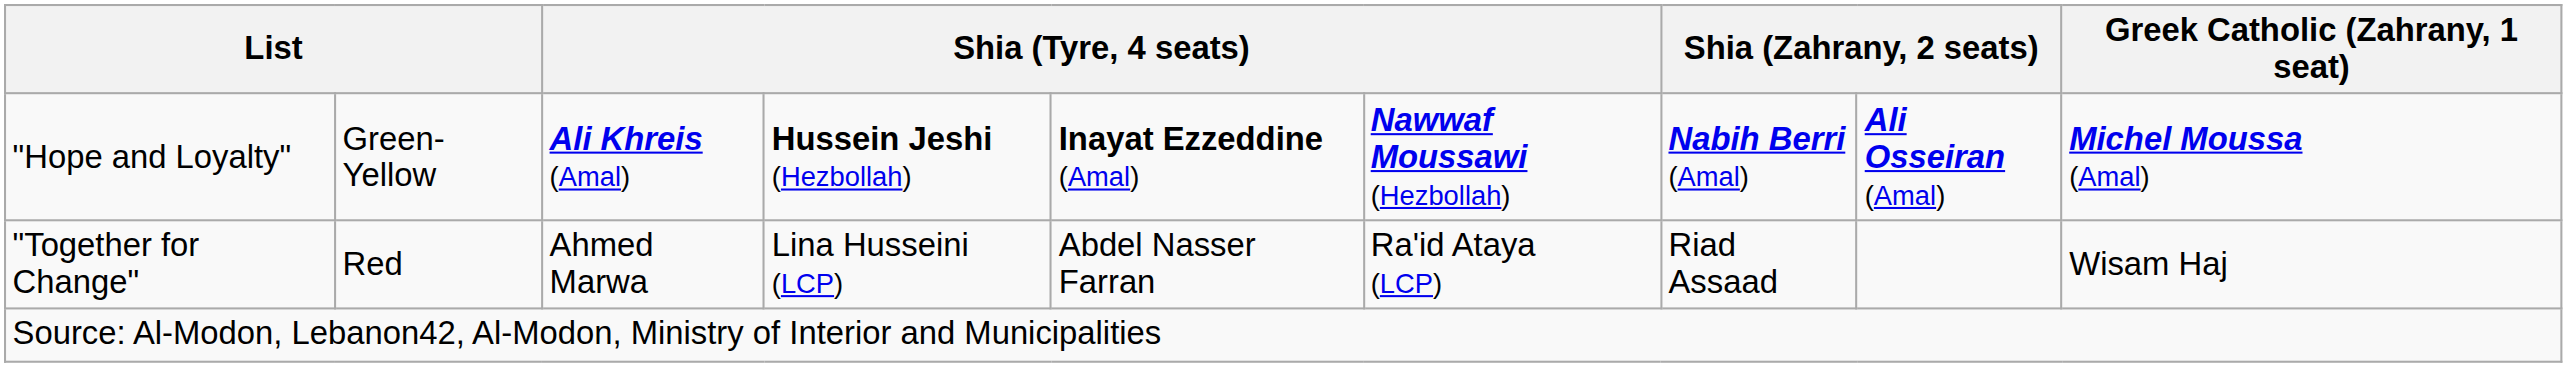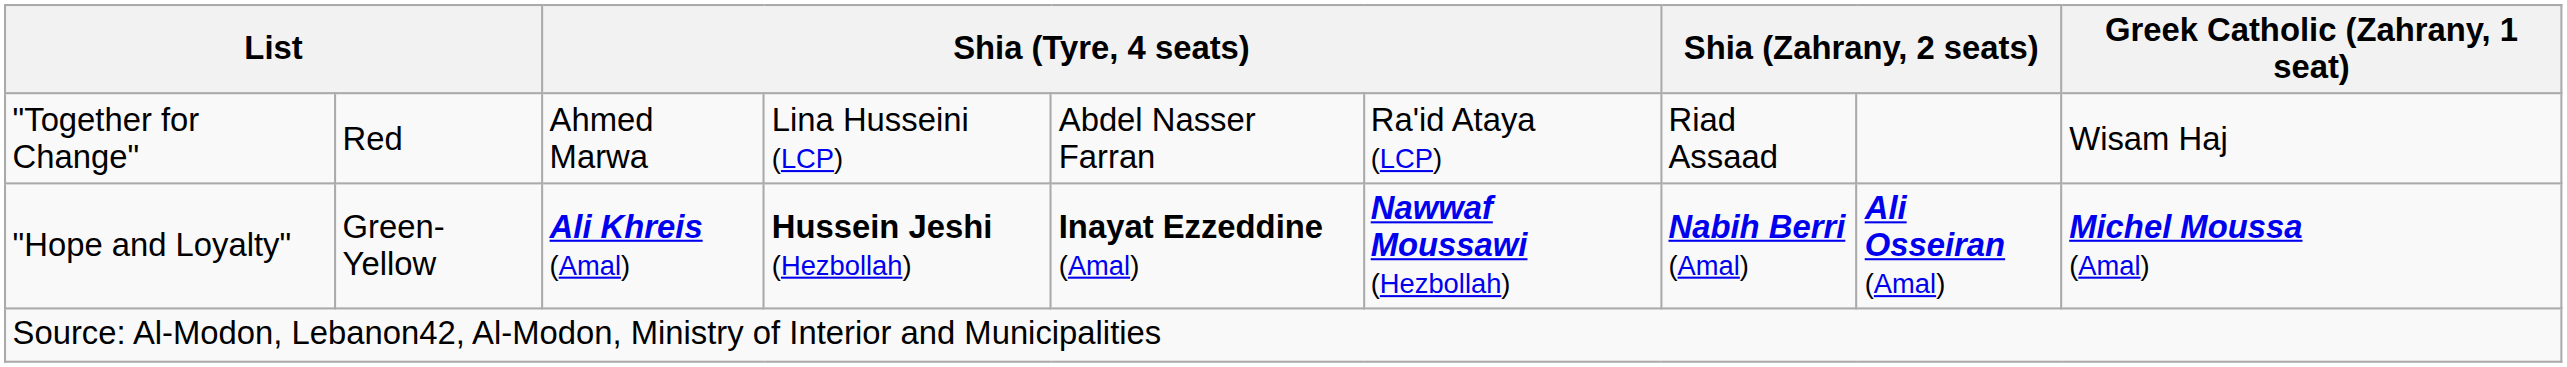rows swapped: (152, 156) <-> (106, 263)
